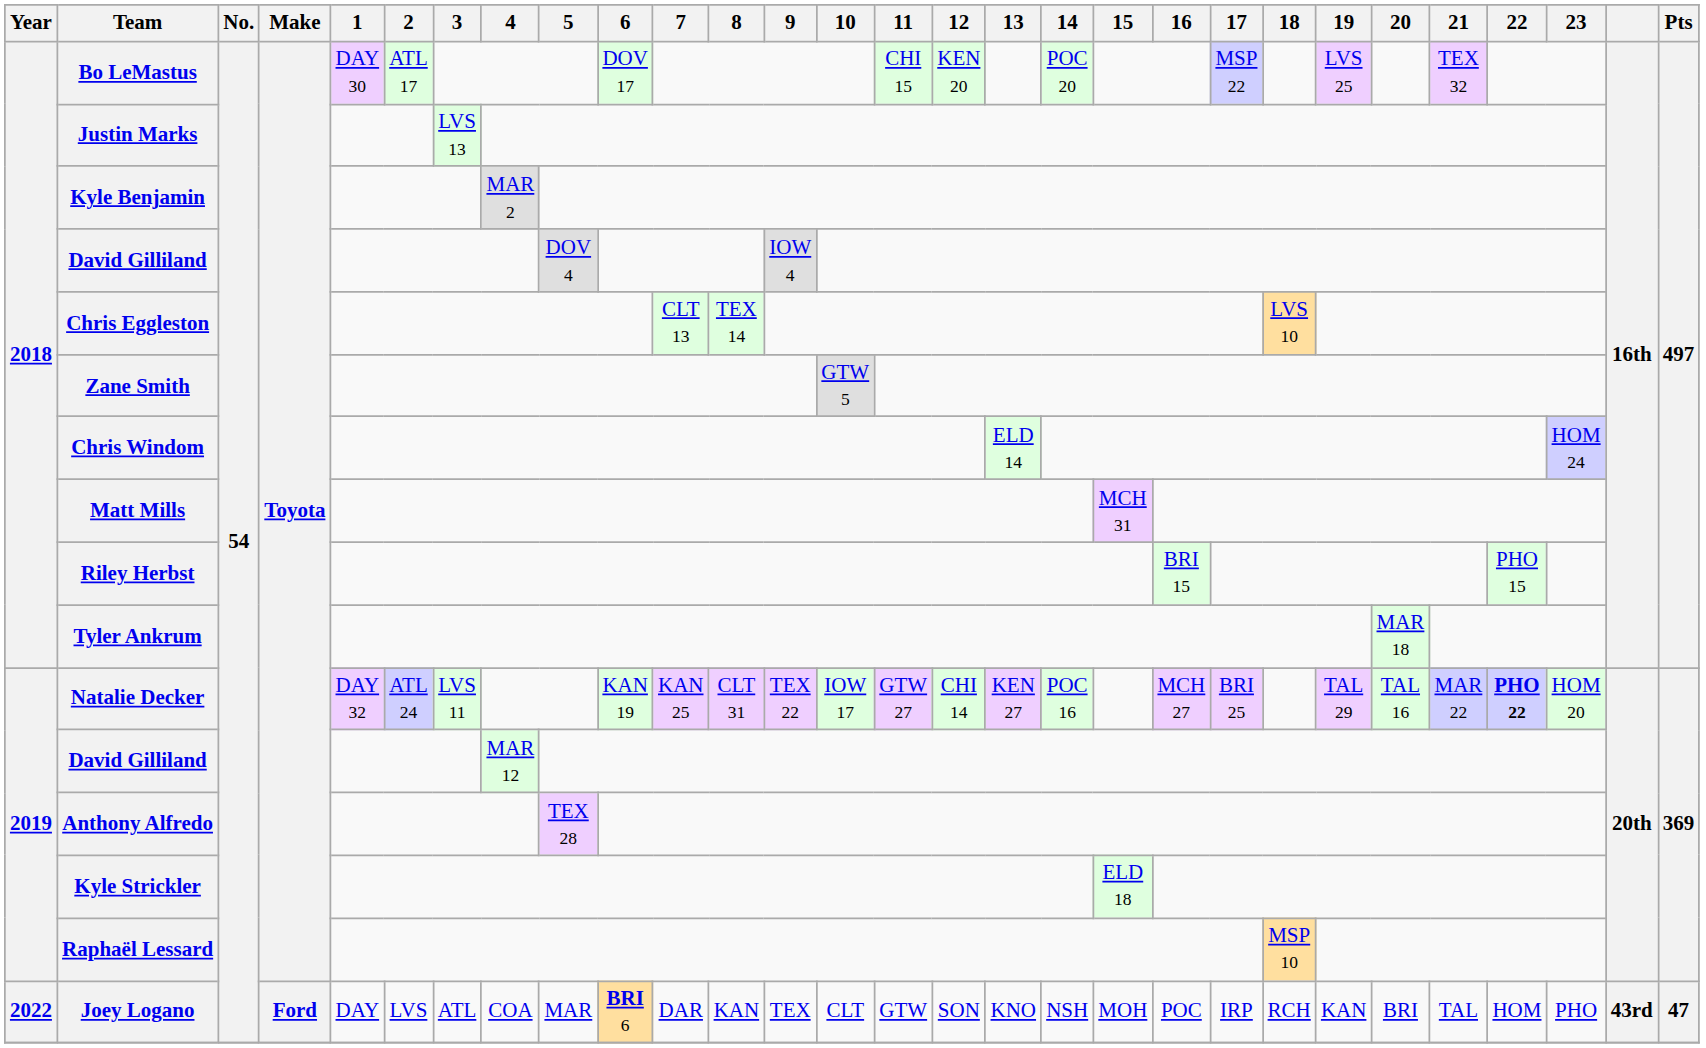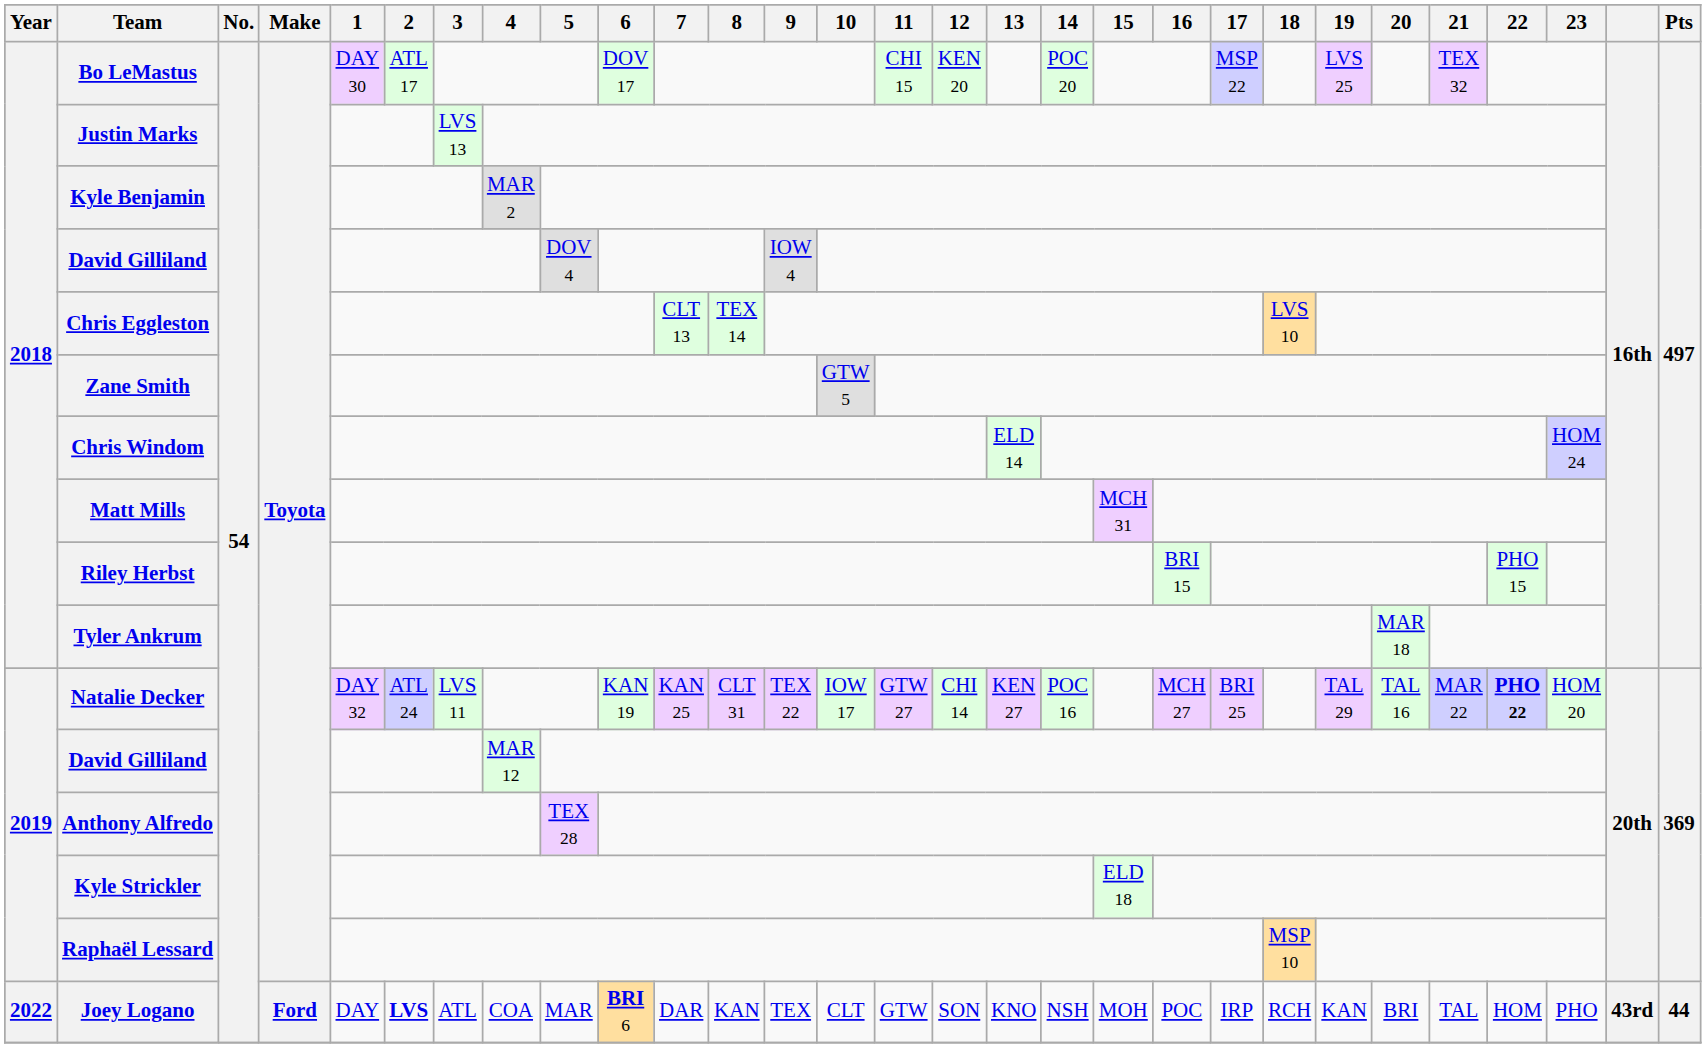(408, 1011) normal -> (409, 1011) bold
(1679, 1011) 47 -> (1679, 1011) 44
